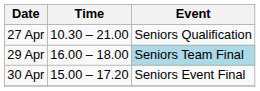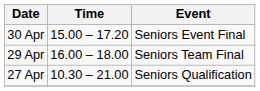rows swapped: (26, 34) <-> (26, 75)
(189, 55) lightblue background -> (189, 55) no background
